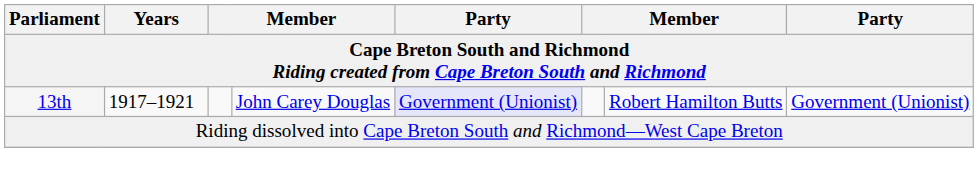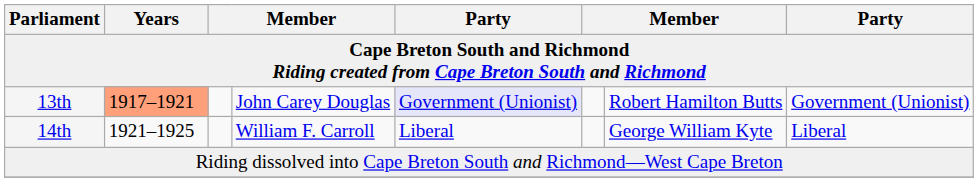(152, 101) no background -> (152, 101) lightsalmon background
+ row: (54, 131)
